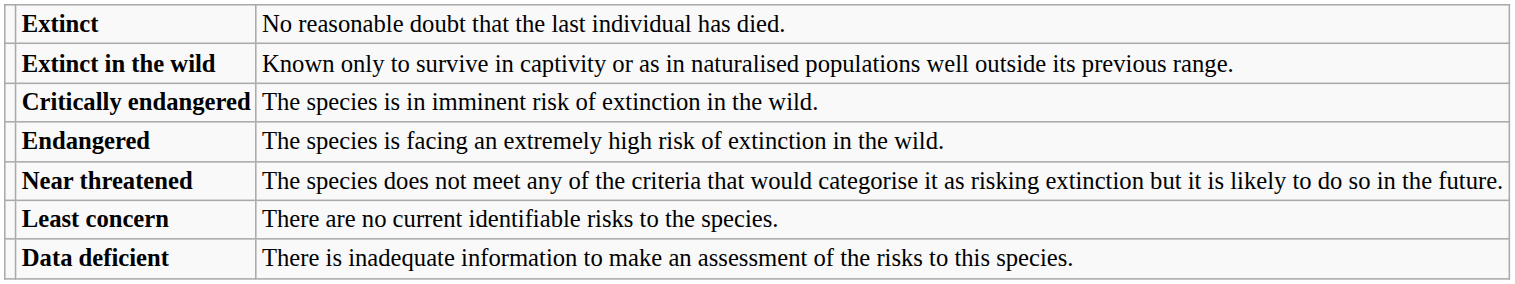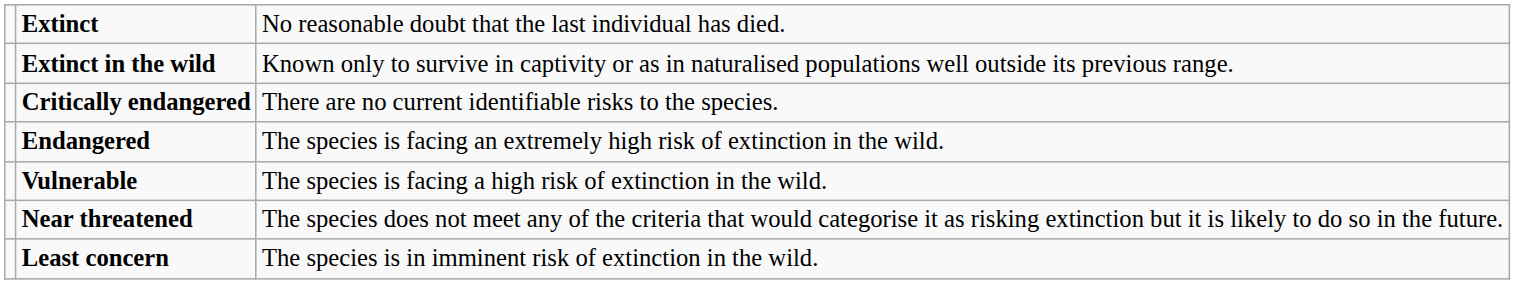(540, 102) The species is in imminent risk of extinction in the wild. -> (520, 102) There are no current identifiable risks to the species.
+ row: (80, 180)
(520, 219) There are no current identifiable risks to the species. -> (540, 258) The species is in imminent risk of extinction in the wild.
- row: (95, 258)
